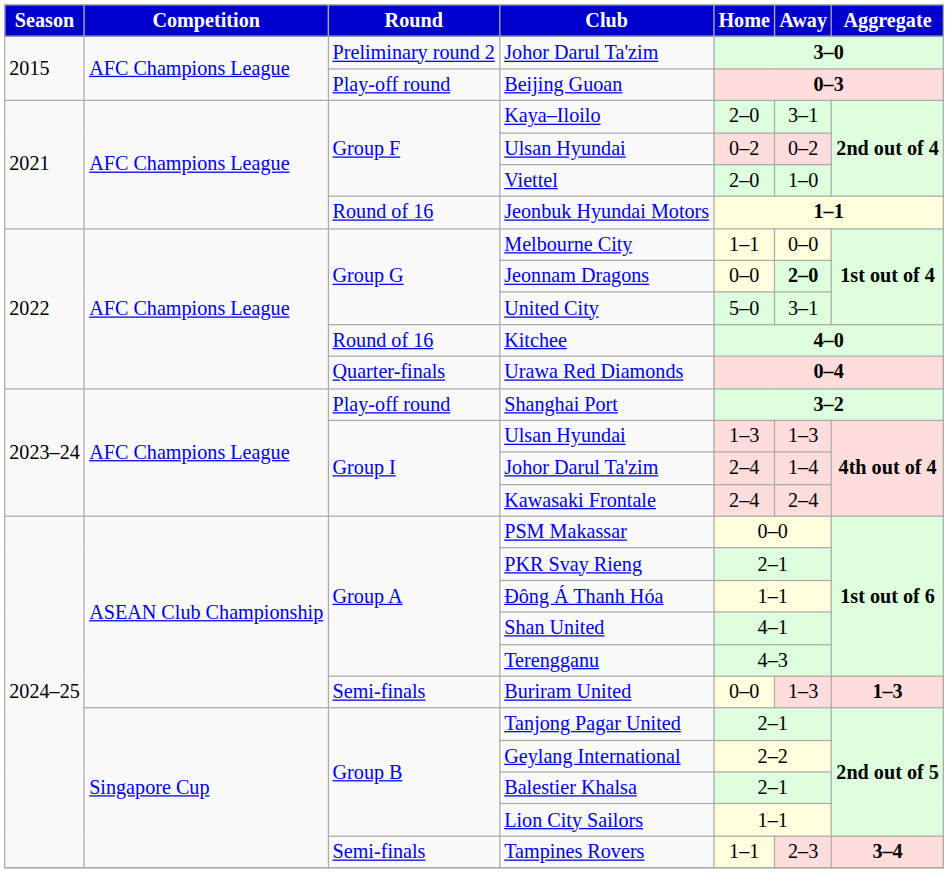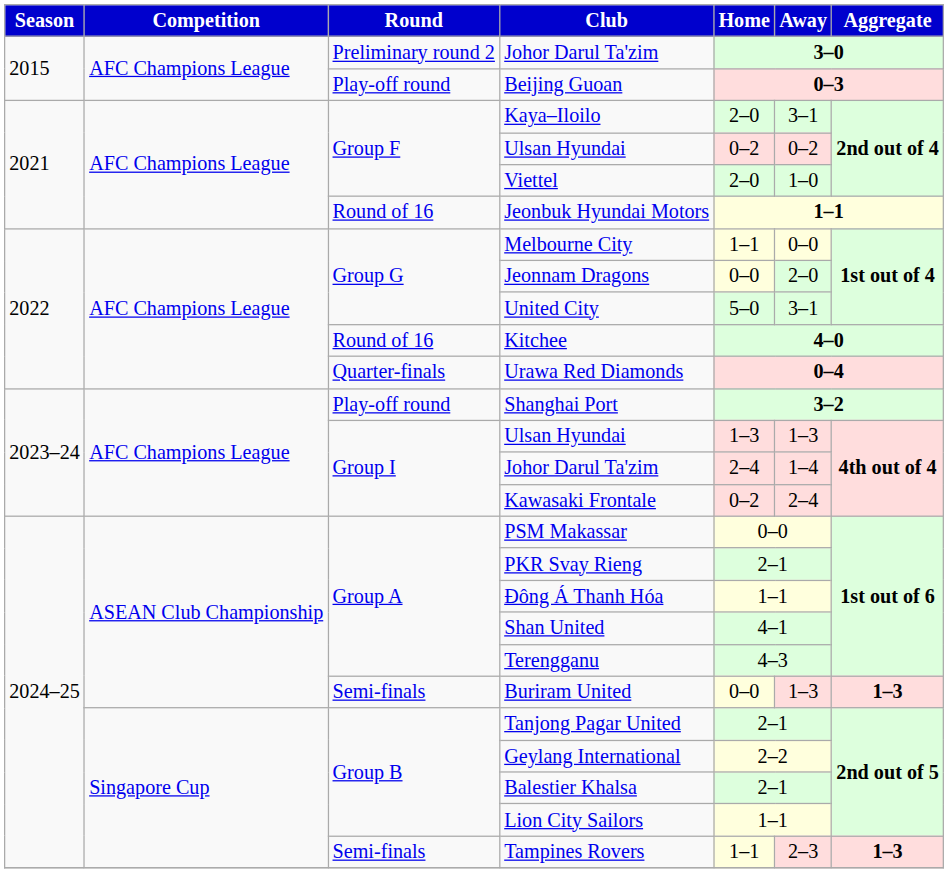(803, 276) bold -> (803, 276) normal
(744, 500) 2–4 -> (744, 500) 0–2
(888, 851) 3–4 -> (888, 851) 1–3
